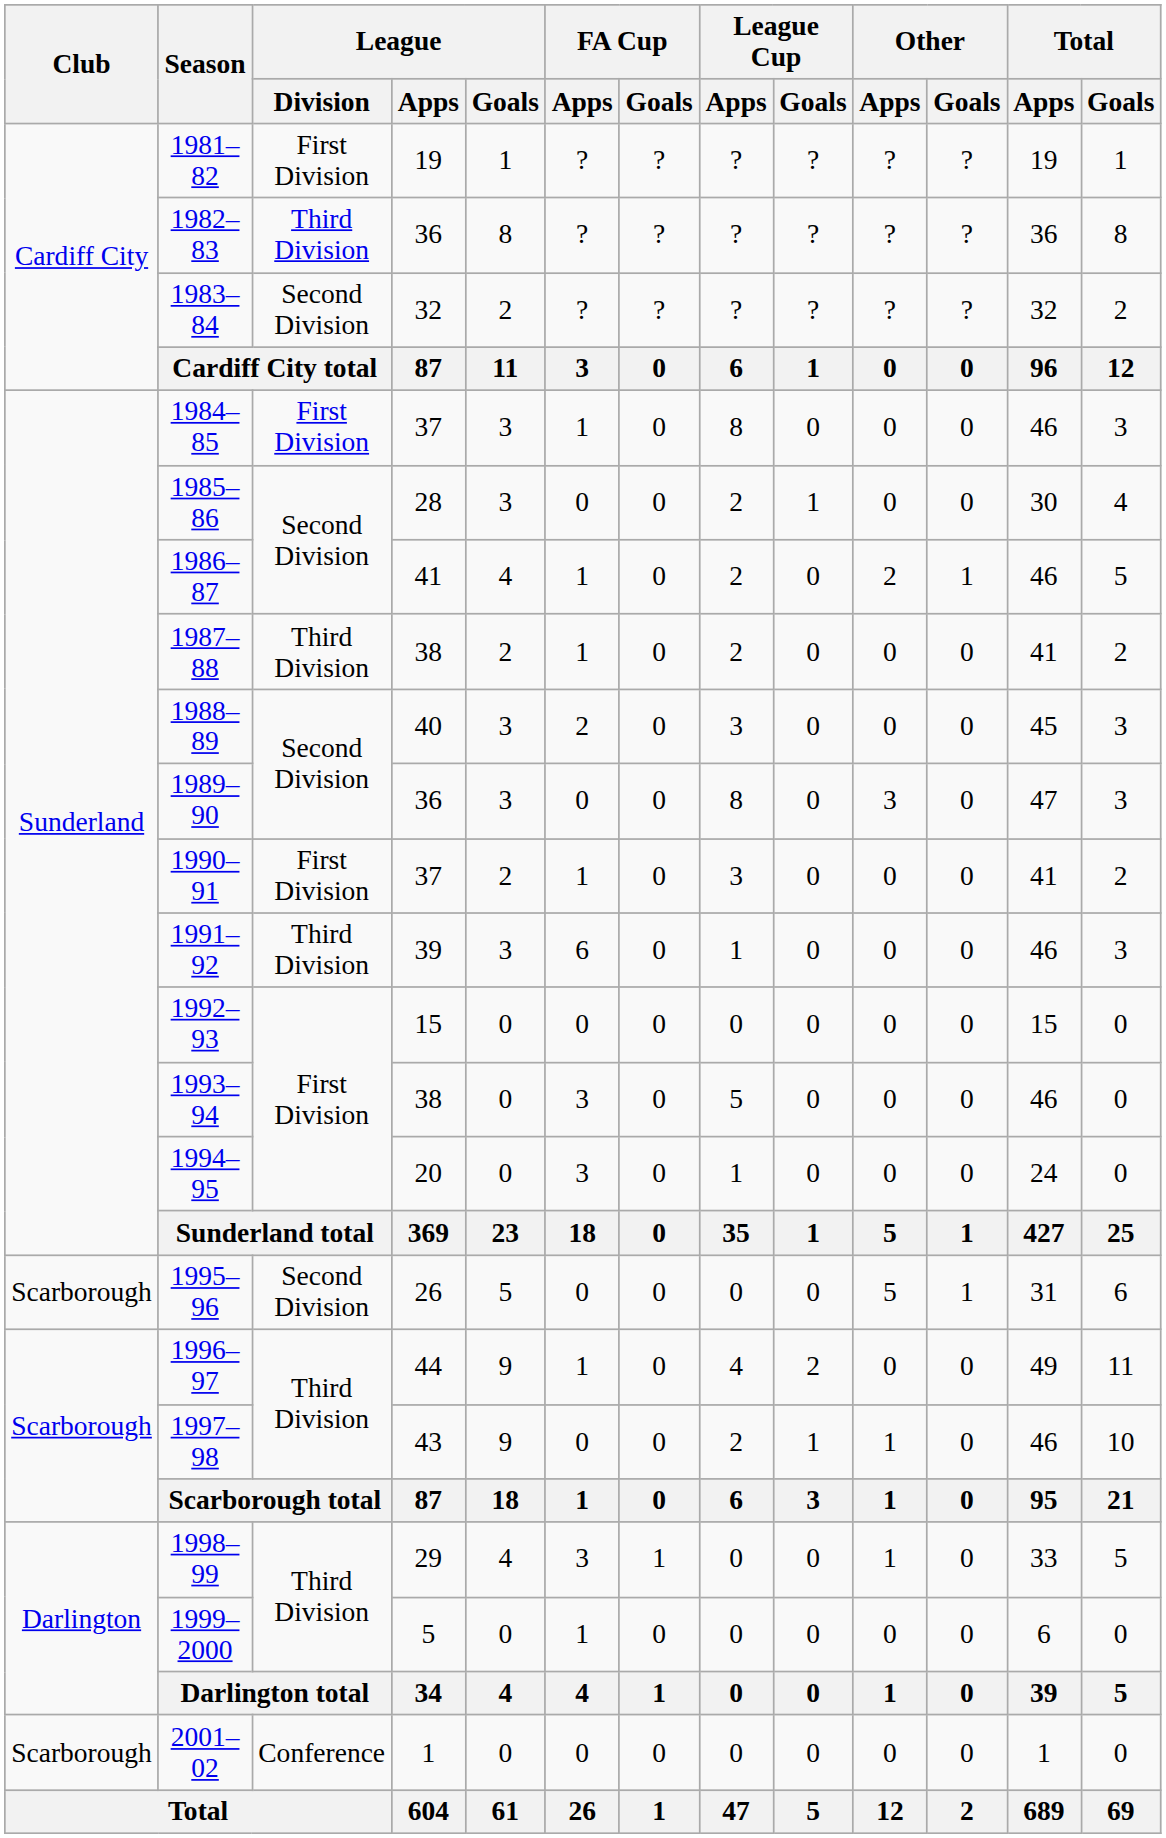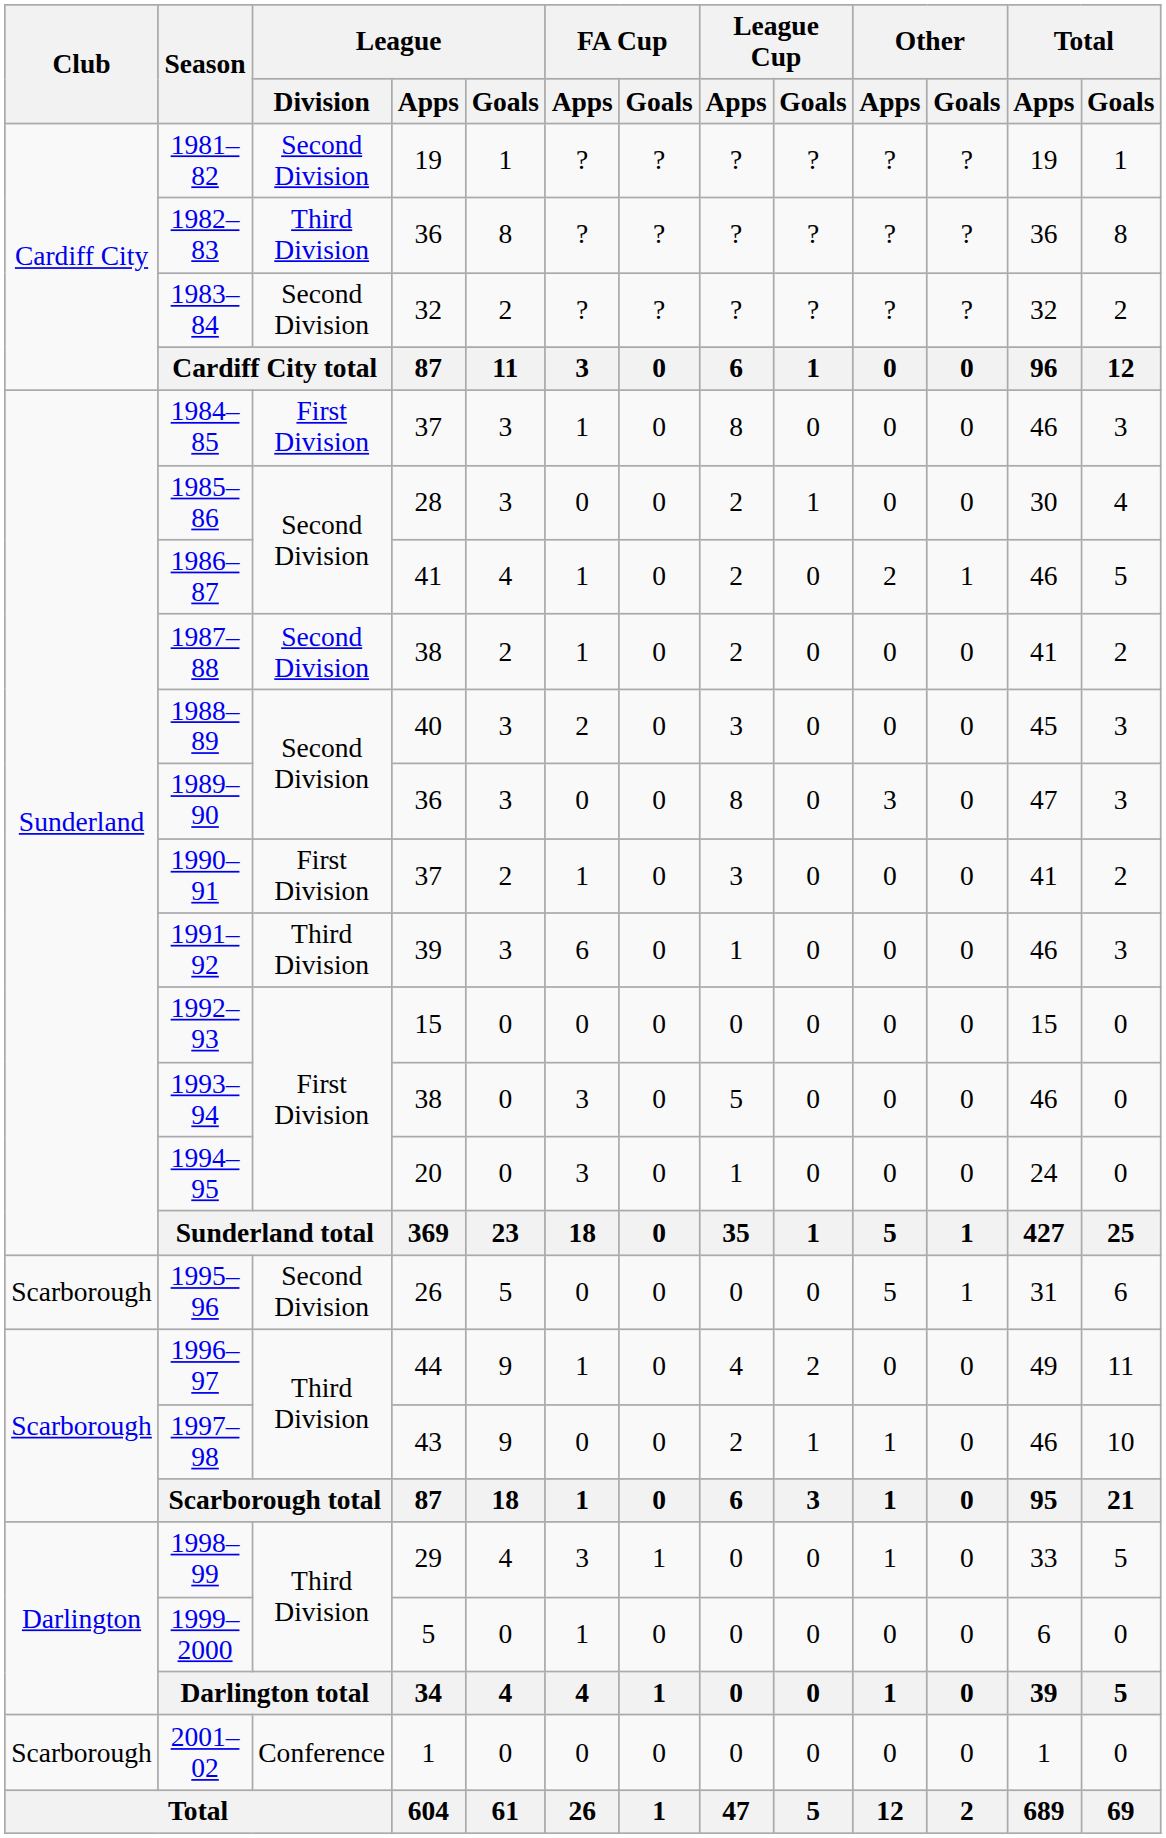(322, 160) First Division -> (322, 160) Second Division
(322, 651) Third Division -> (322, 651) Second Division
